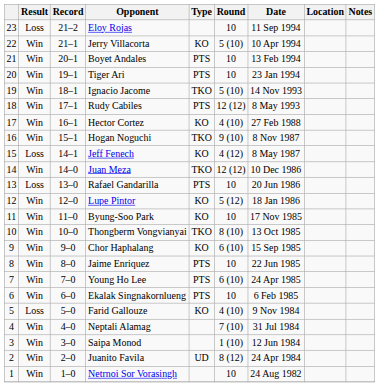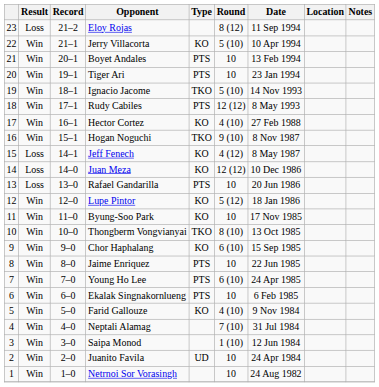(231, 28) 10 -> (231, 28) 8 (12)
(35, 169) Win -> (35, 169) Loss
(202, 169) TKO -> (202, 169) KO
(35, 311) Loss -> (35, 311) Win
(231, 358) 8 (12) -> (231, 358) 10
